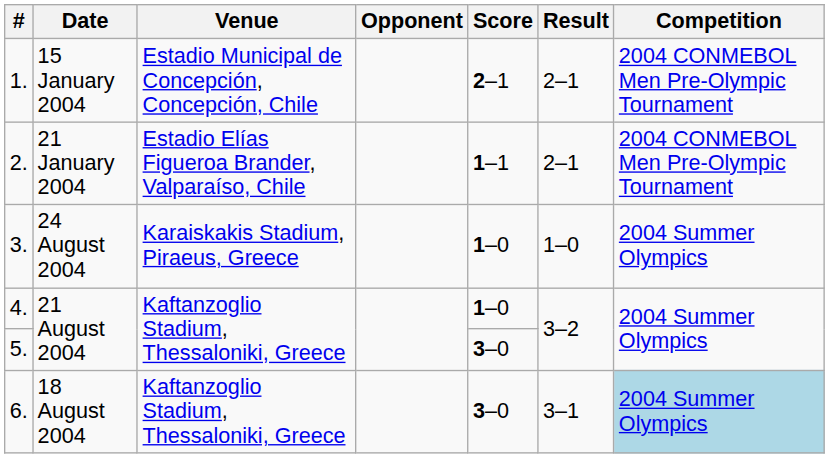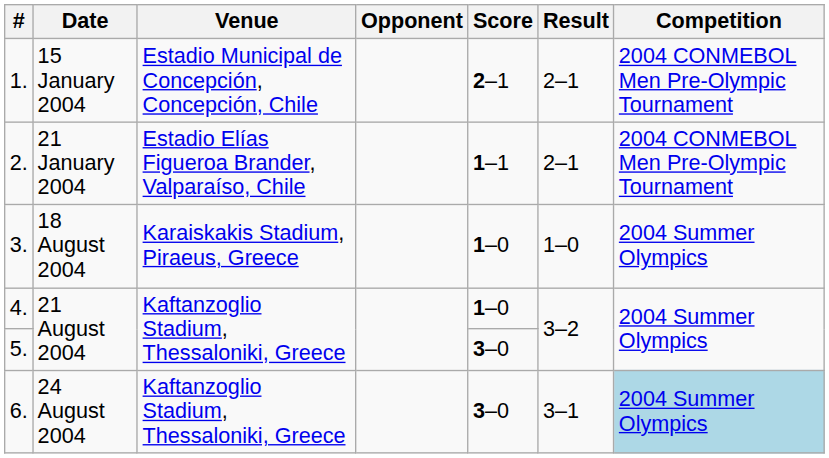(71, 245) 24 August 2004 -> (71, 245) 18 August 2004
(71, 411) 18 August 2004 -> (71, 411) 24 August 2004
